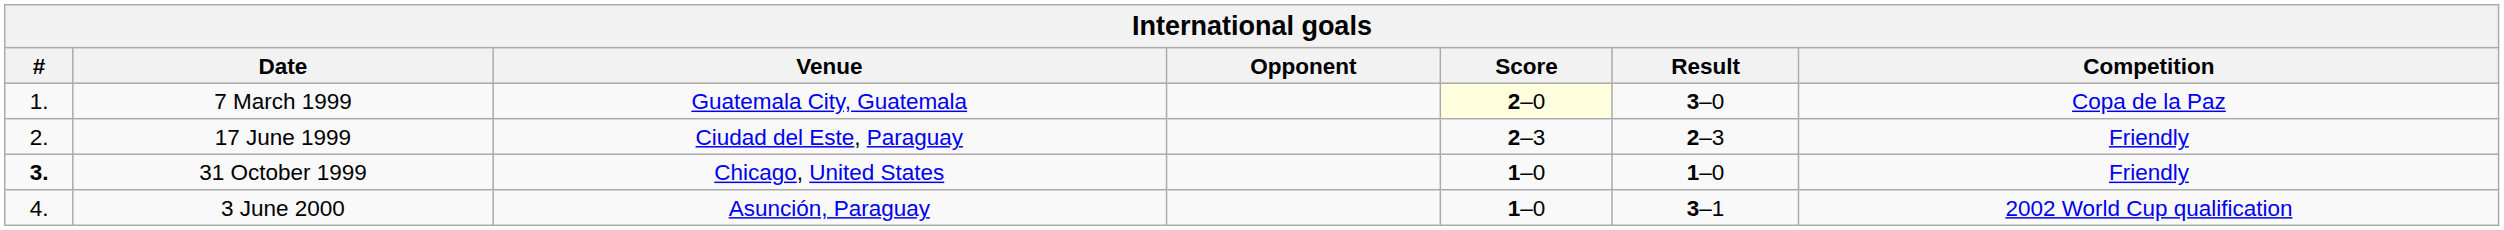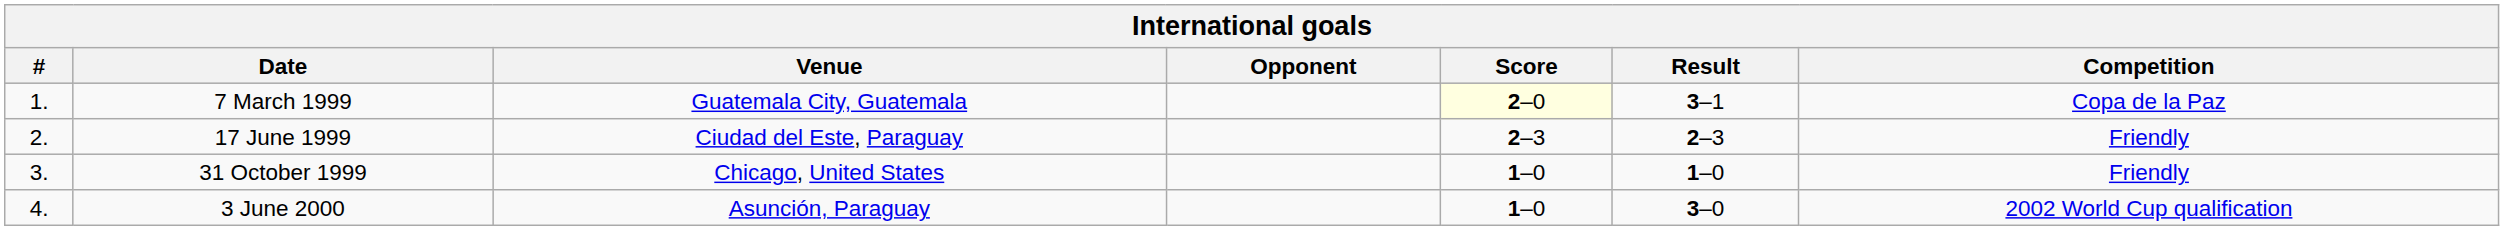(1706, 101) 3–0 -> (1706, 101) 3–1
(39, 173) bold -> (39, 173) normal
(1706, 208) 3–1 -> (1706, 208) 3–0
